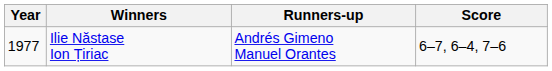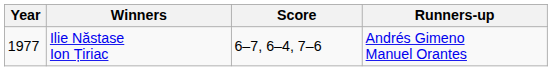columns swapped: (323, 15) <-> (481, 15)
